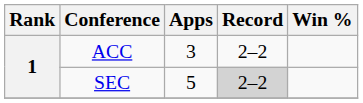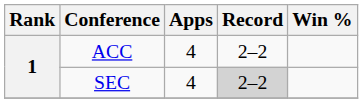(191, 51) 3 -> (191, 51) 4
(191, 82) 5 -> (191, 82) 4
